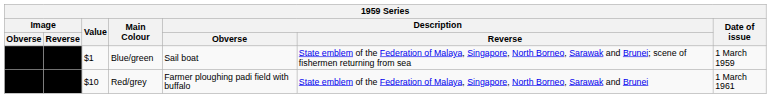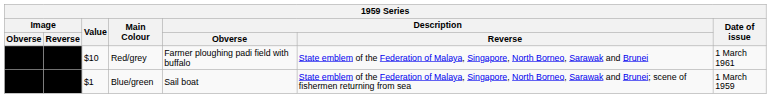rows swapped: (132, 58) <-> (129, 82)
